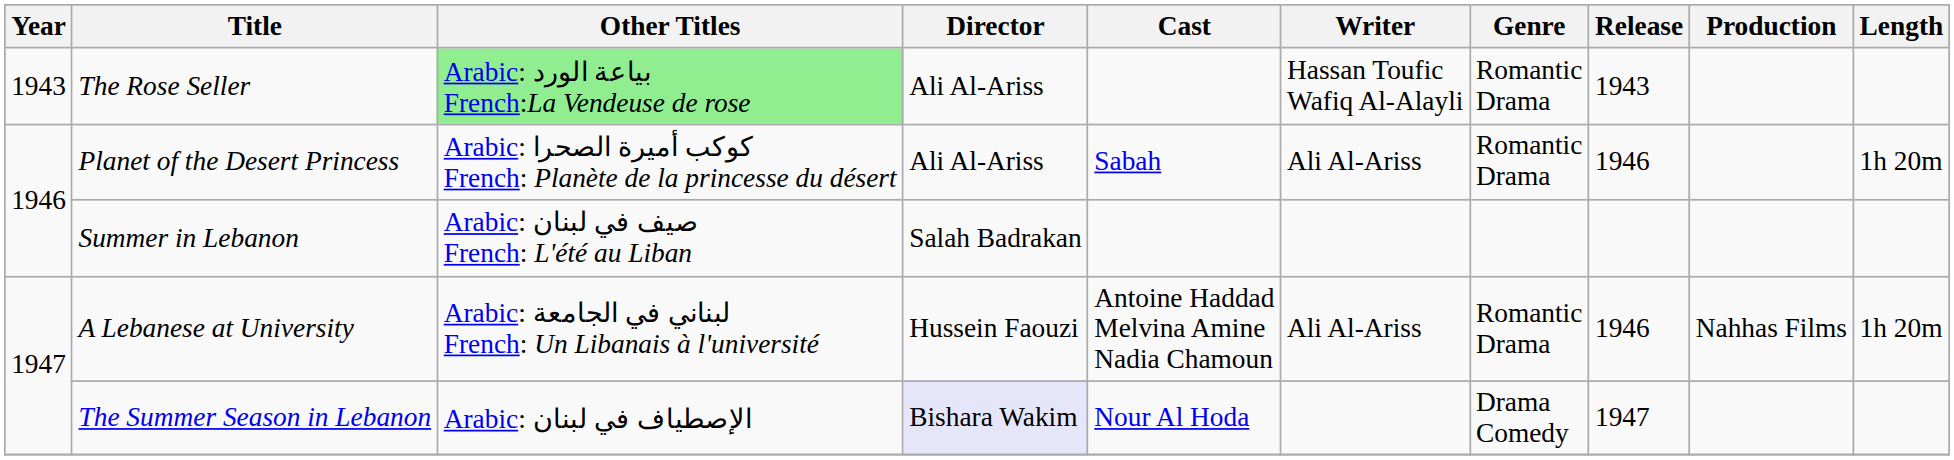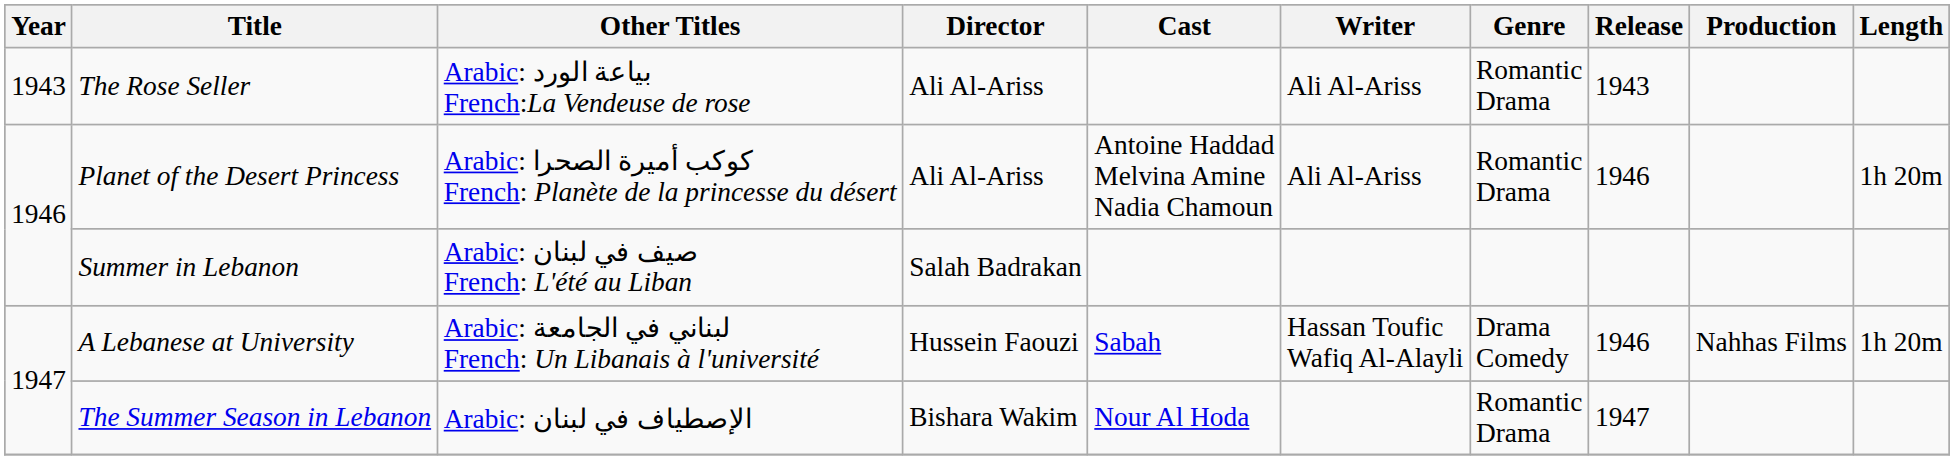(597, 86) lightgreen background -> (597, 86) no background
(1375, 85) Hassan Toufic Wafiq Al-Alayli -> (1354, 85) Ali Al-Ariss
(1128, 161) Sabah -> (1184, 176) Antoine Haddad Melvina Amine Nadia Chamoun
(1184, 328) Antoine Haddad Melvina Amine Nadia Chamoun -> (1128, 342) Sabah
(1354, 328) Ali Al-Ariss -> (1375, 342) Hassan Toufic Wafiq Al-Alayli
(1529, 328) Romantic Drama -> (1522, 342) Drama Comedy
(993, 417) lavender background -> (993, 417) no background
(1522, 417) Drama Comedy -> (1529, 417) Romantic Drama
